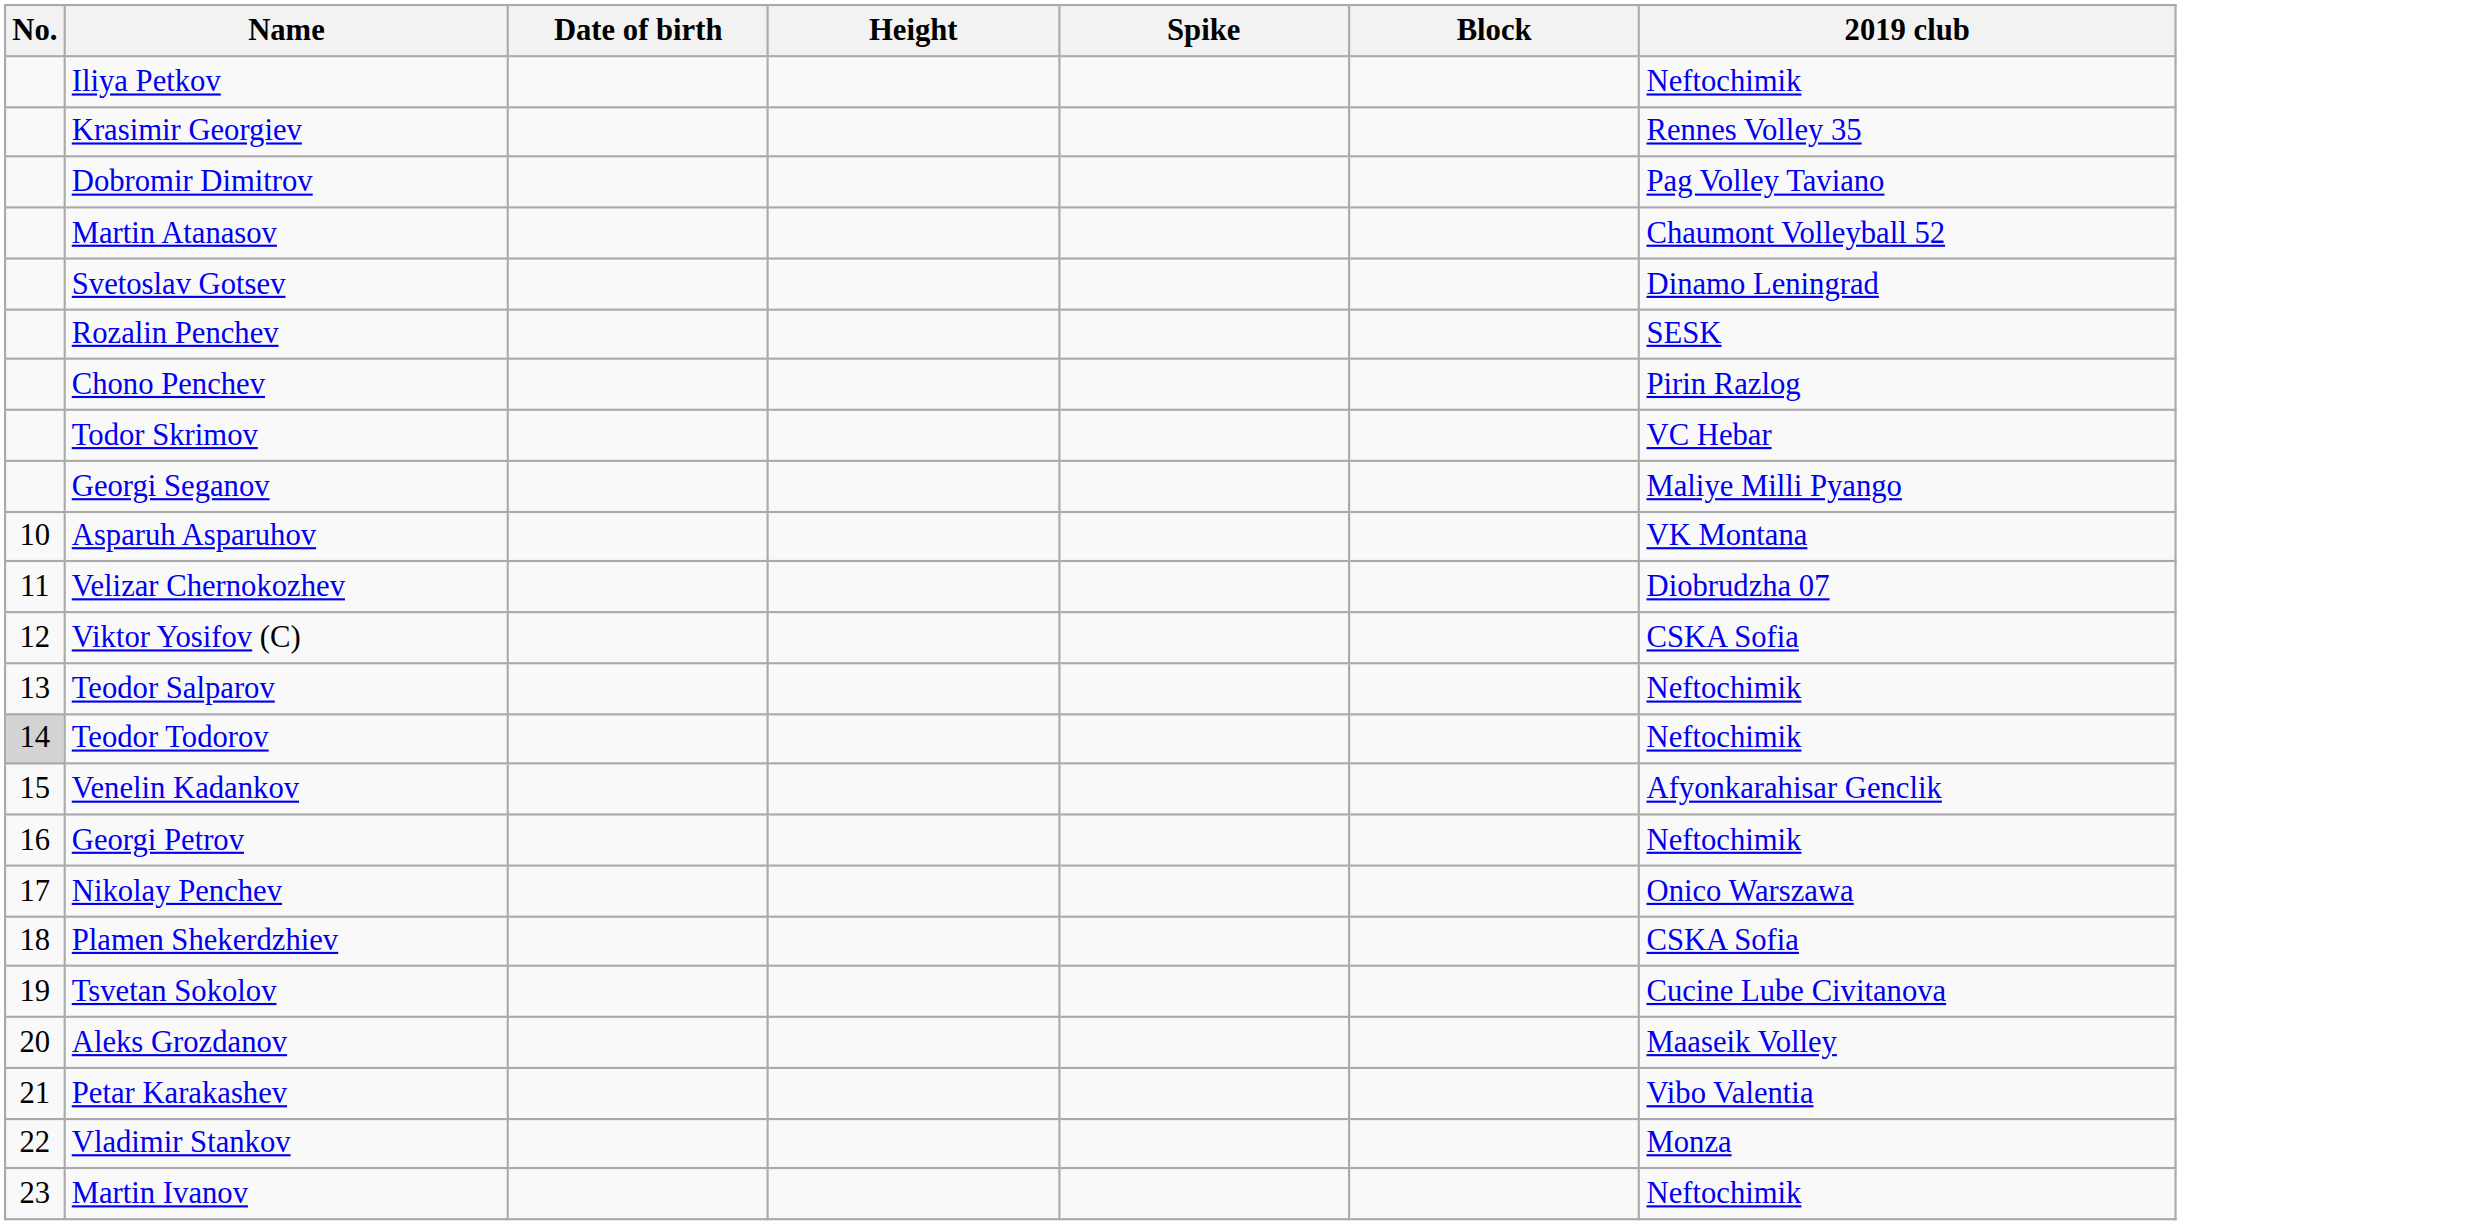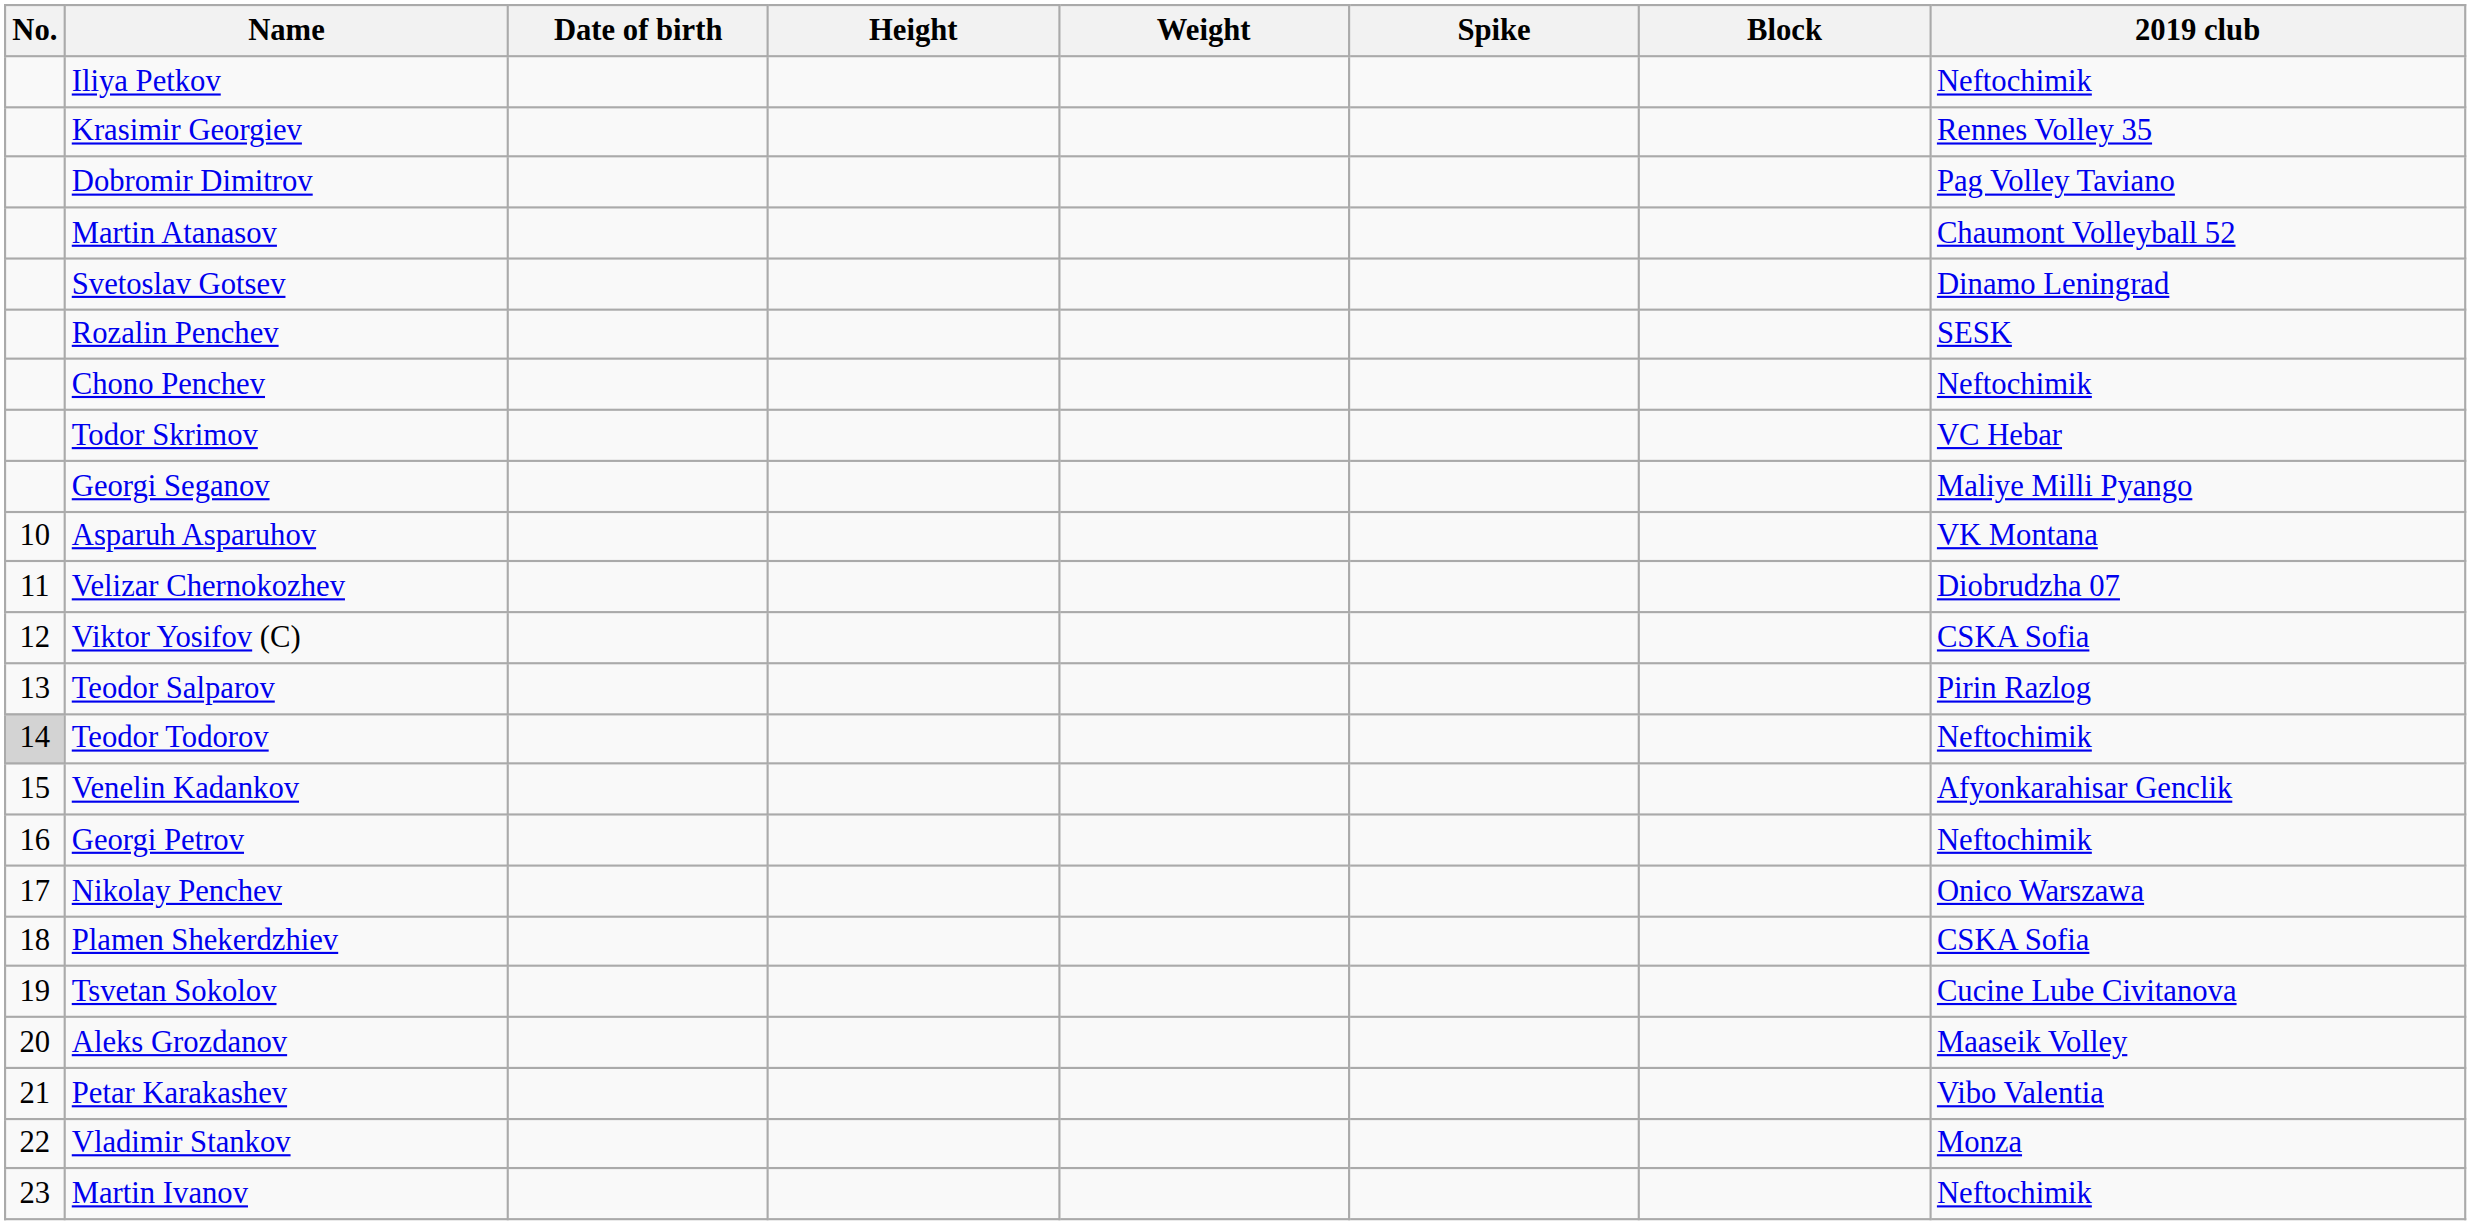+ column: (1204, 30)
(1724, 384) Pirin Razlog -> (2014, 384) Neftochimik
(1724, 687) Neftochimik -> (2014, 687) Pirin Razlog
